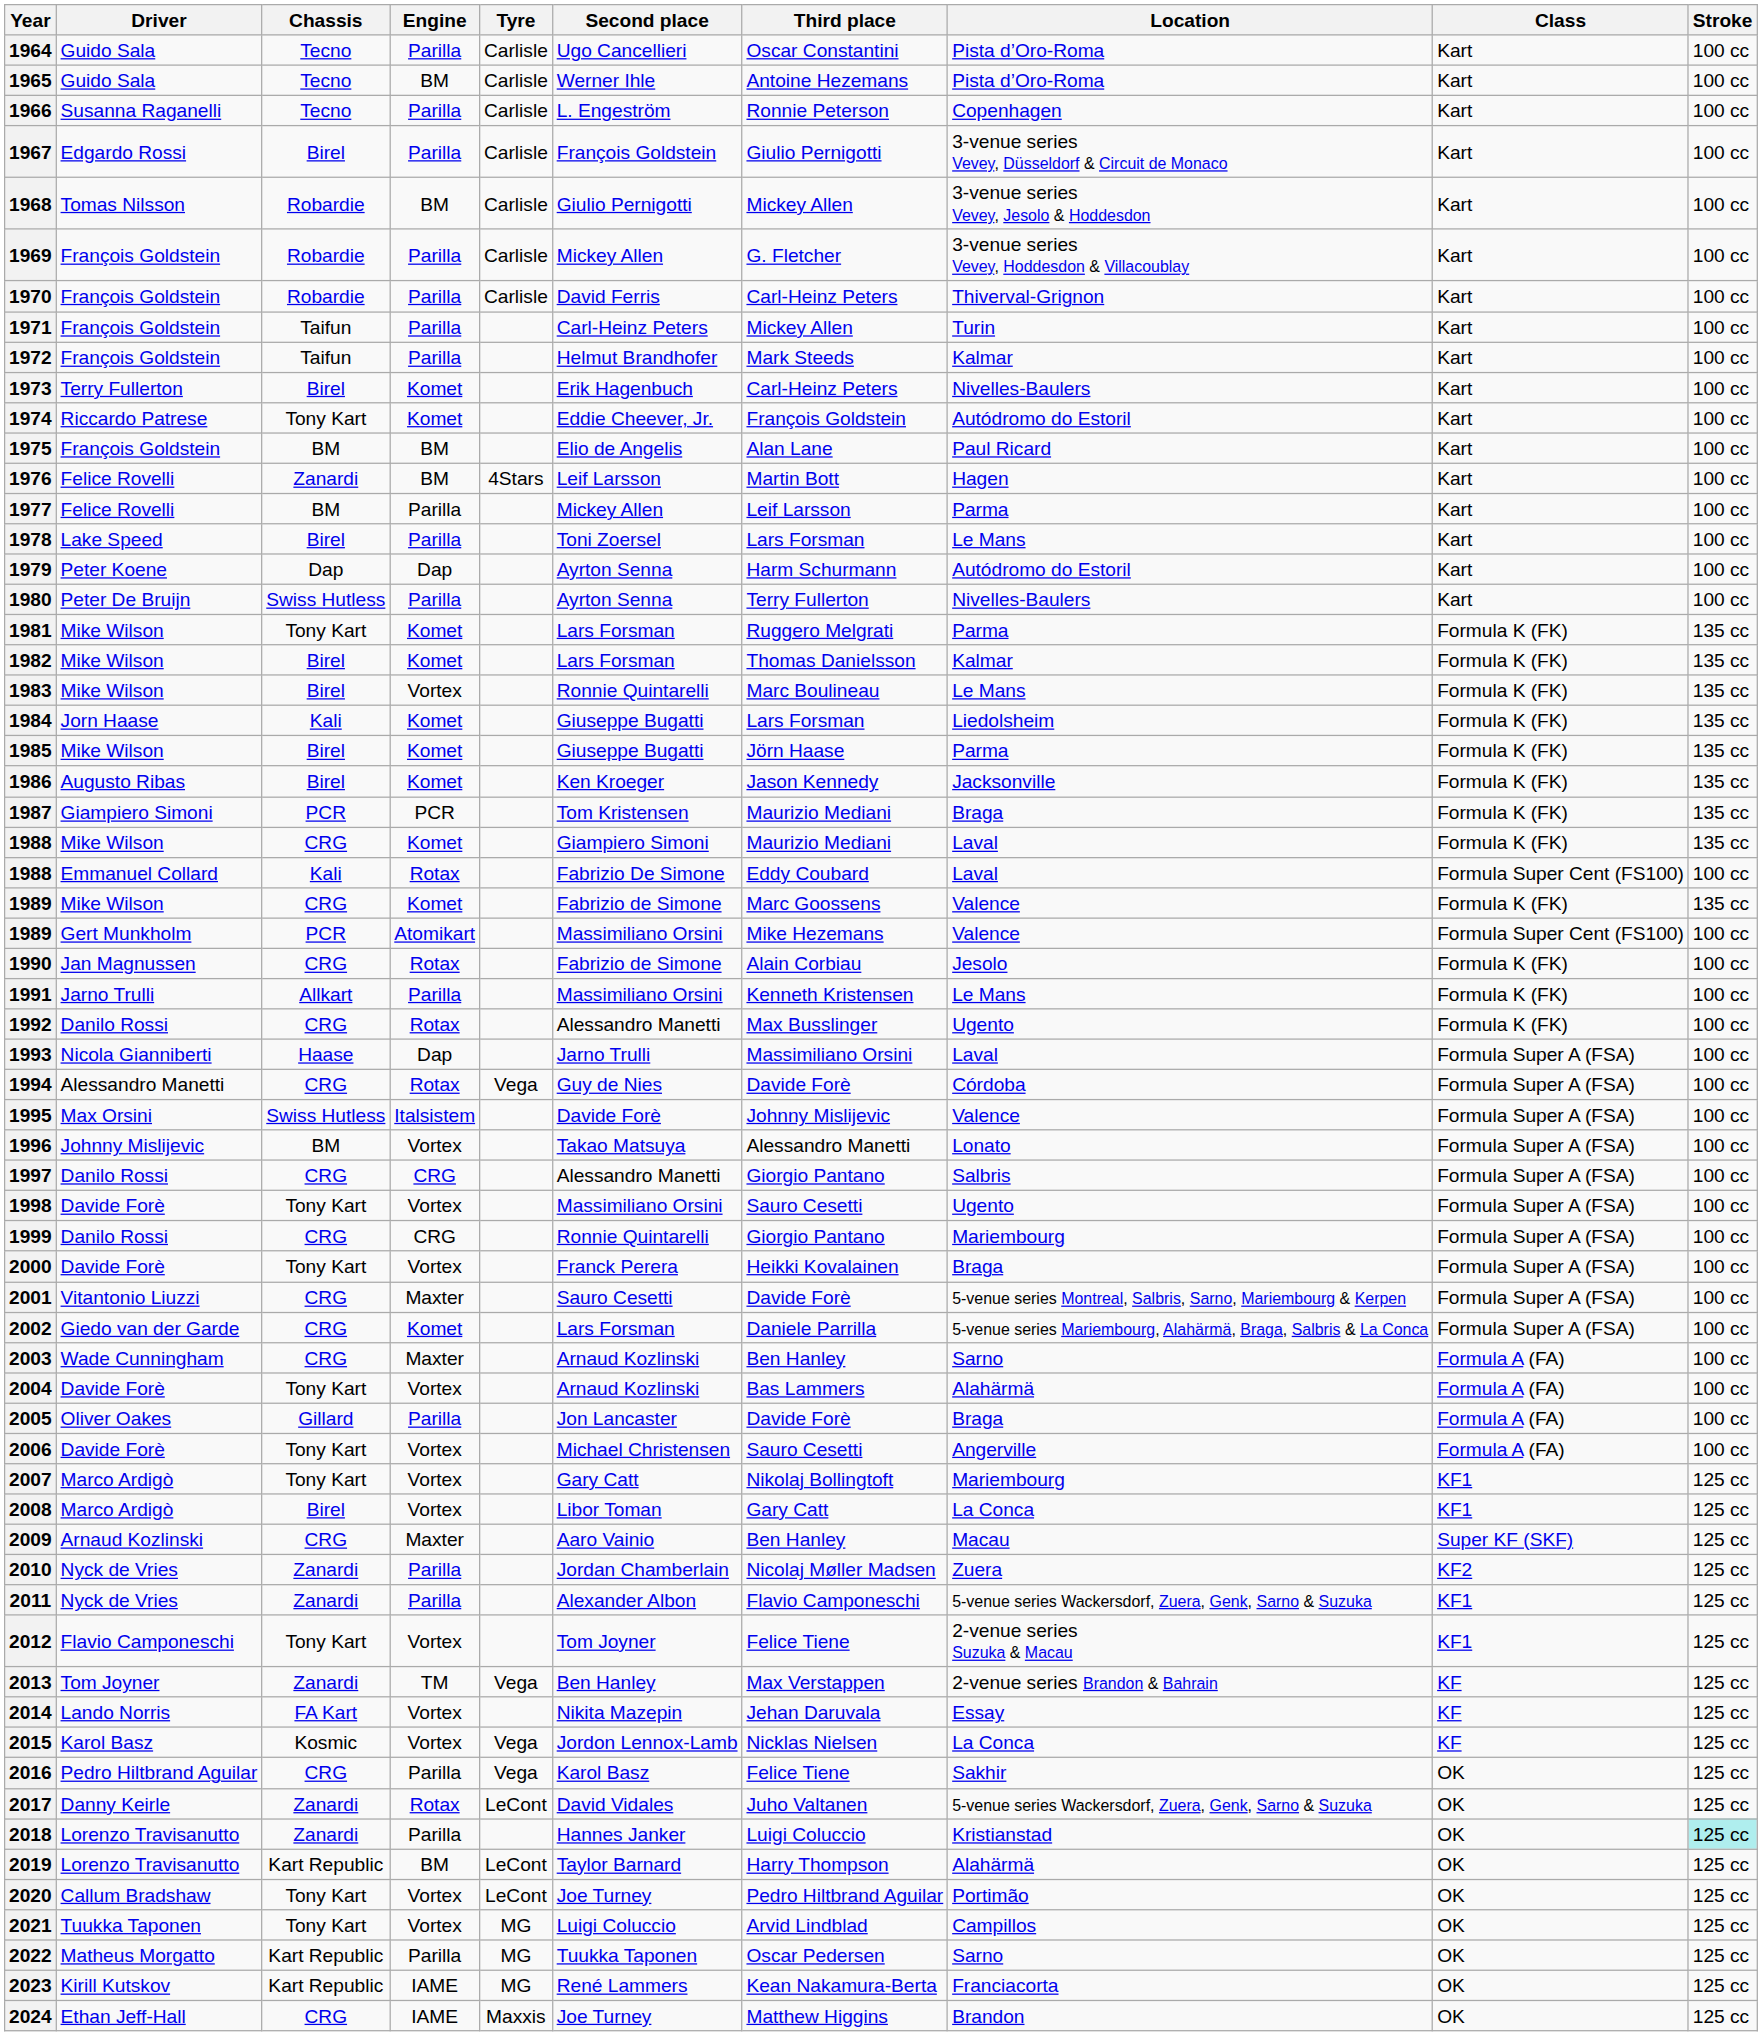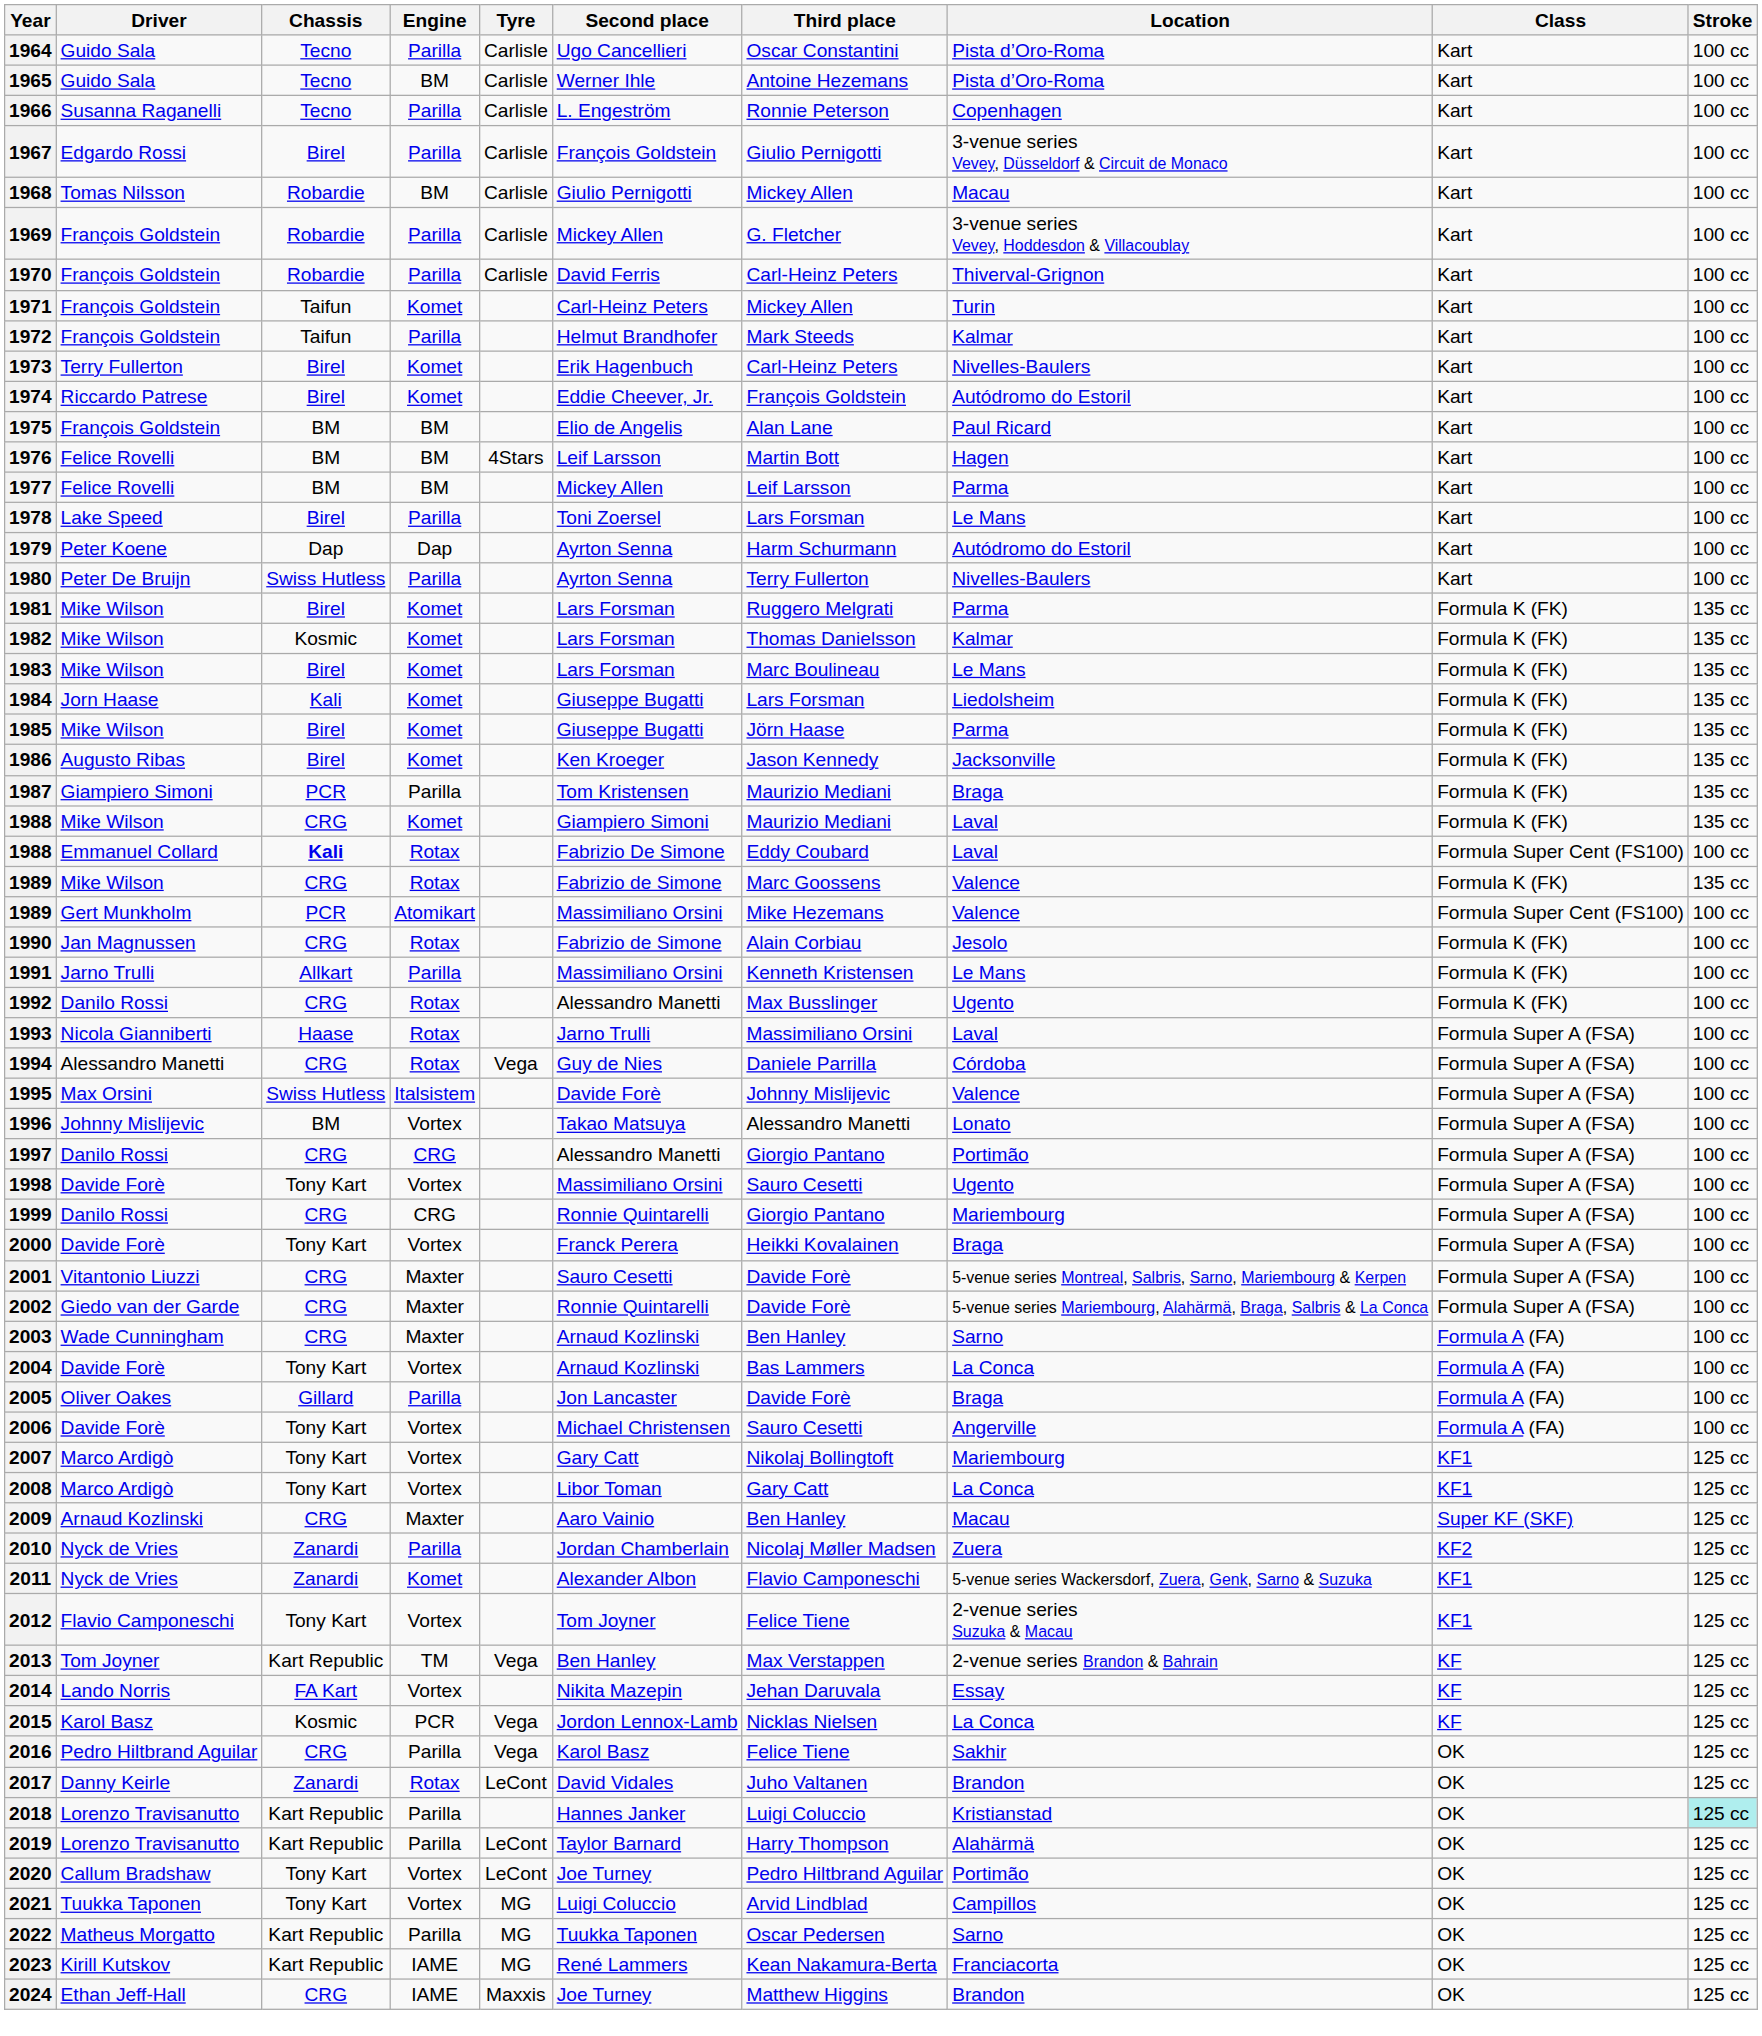(1051, 204) 3-venue series Vevey, Jesolo & Hoddesdon -> (981, 193) Macau
(435, 327) Parilla -> (435, 305) Komet
(326, 418) Tony Kart -> (326, 396) Birel
(326, 478) Zanardi -> (326, 457) BM
(435, 509) Parilla -> (435, 487) BM
(326, 630) Tony Kart -> (326, 609) Birel
(326, 660) Birel -> (326, 639) Kosmic
(435, 691) Vortex -> (435, 669) Komet
(633, 691) Ronnie Quintarelli -> (616, 669) Lars Forsman
(435, 812) PCR -> (435, 790) Parilla
(326, 873) normal -> (326, 851) bold
(435, 903) Komet -> (435, 881) Rotax
(435, 1054) Dap -> (435, 1033) Rotax
(799, 1085) Davide Forè -> (811, 1063) Daniele Parrilla
(981, 1176) Salbris -> (990, 1154) Portimão
(435, 1327) Komet -> (435, 1306) Maxter
(616, 1327) Lars Forsman -> (633, 1306) Ronnie Quintarelli
(811, 1327) Daniele Parrilla -> (799, 1306) Davide Forè
(993, 1388) Alahärmä -> (993, 1367) La Conca
(326, 1509) Birel -> (326, 1488) Tony Kart
(435, 1600) Parilla -> (435, 1579) Komet
(326, 1682) Zanardi -> (326, 1661) Kart Republic
(435, 1743) Vortex -> (435, 1721) PCR
(1162, 1805) 5-venue series Wackersdorf, Zuera, Genk, Sarno & Suzuka -> (988, 1782) Brandon
(326, 1834) Zanardi -> (326, 1812) Kart Republic
(435, 1864) BM -> (435, 1843) Parilla
